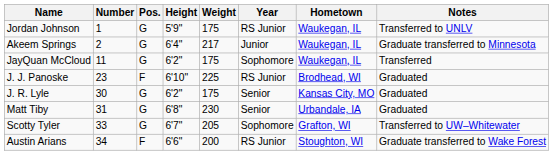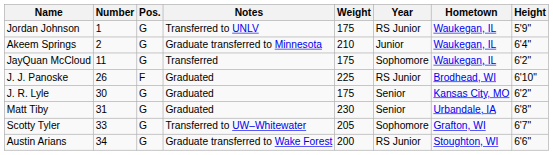columns swapped: (181, 12) <-> (463, 12)
(211, 45) 217 -> (346, 45) 210
(101, 77) 23 -> (101, 77) 26
(142, 142) F -> (143, 142) G
